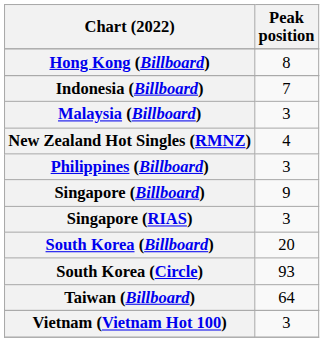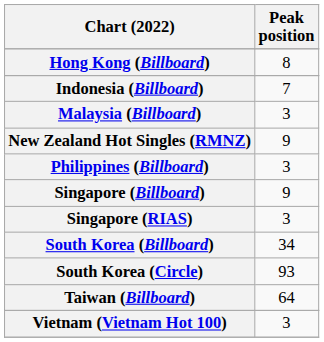(286, 140) 4 -> (286, 140) 9
(286, 245) 20 -> (286, 245) 34
